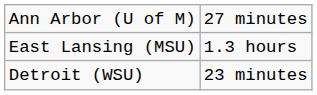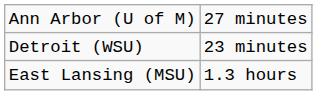rows swapped: (76, 75) <-> (102, 47)
